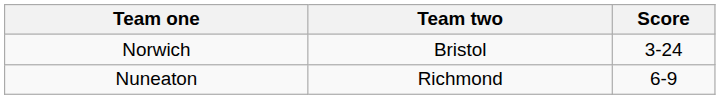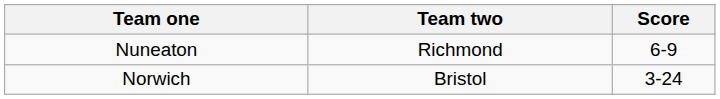rows swapped: (156, 49) <-> (156, 79)
